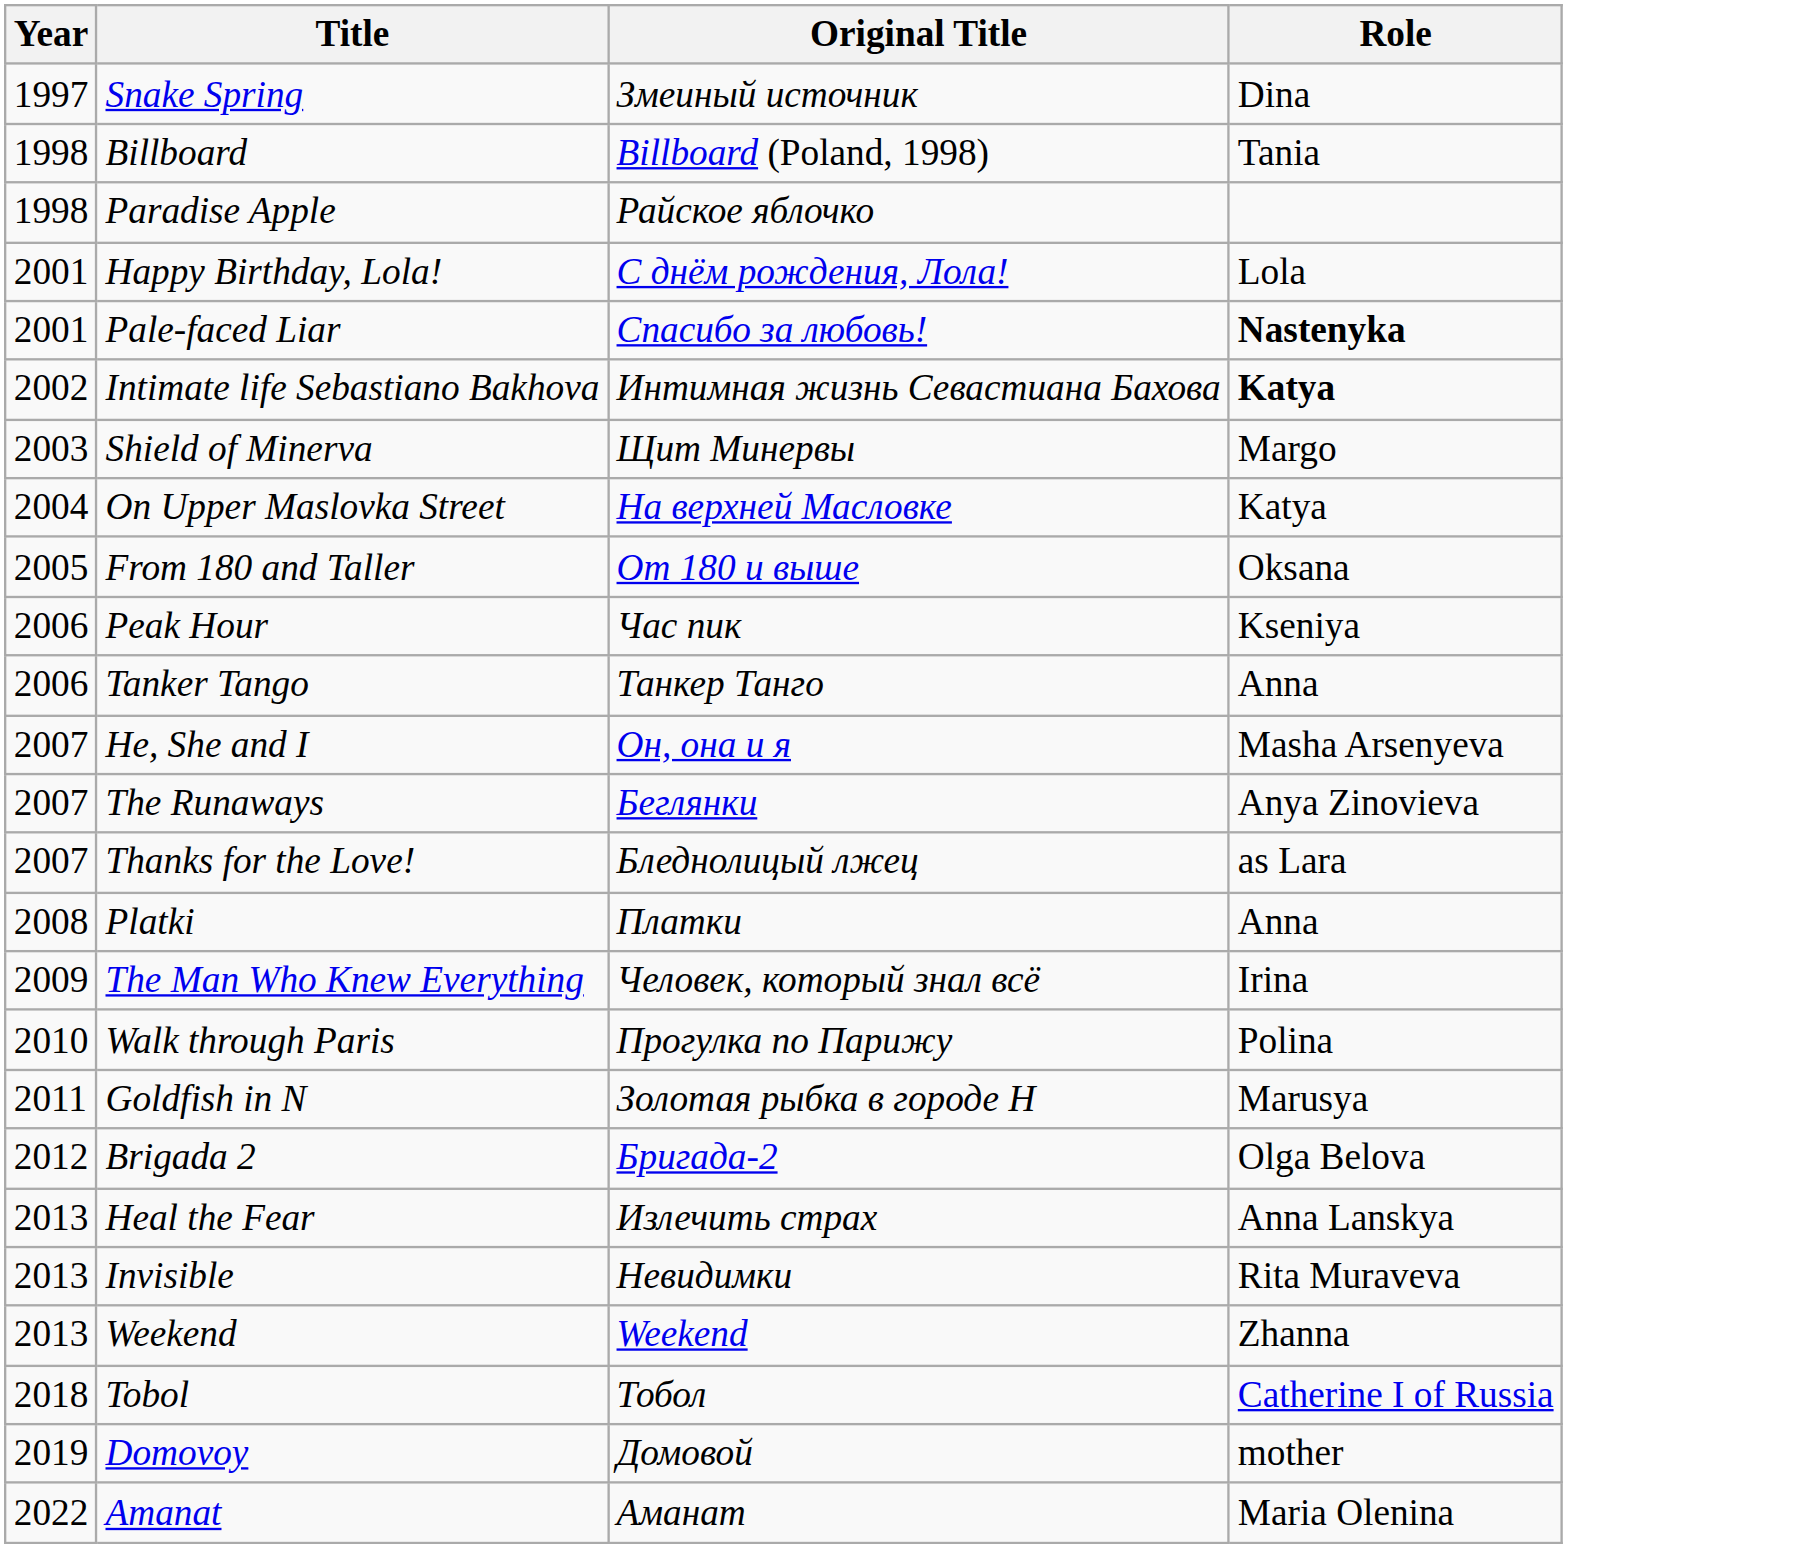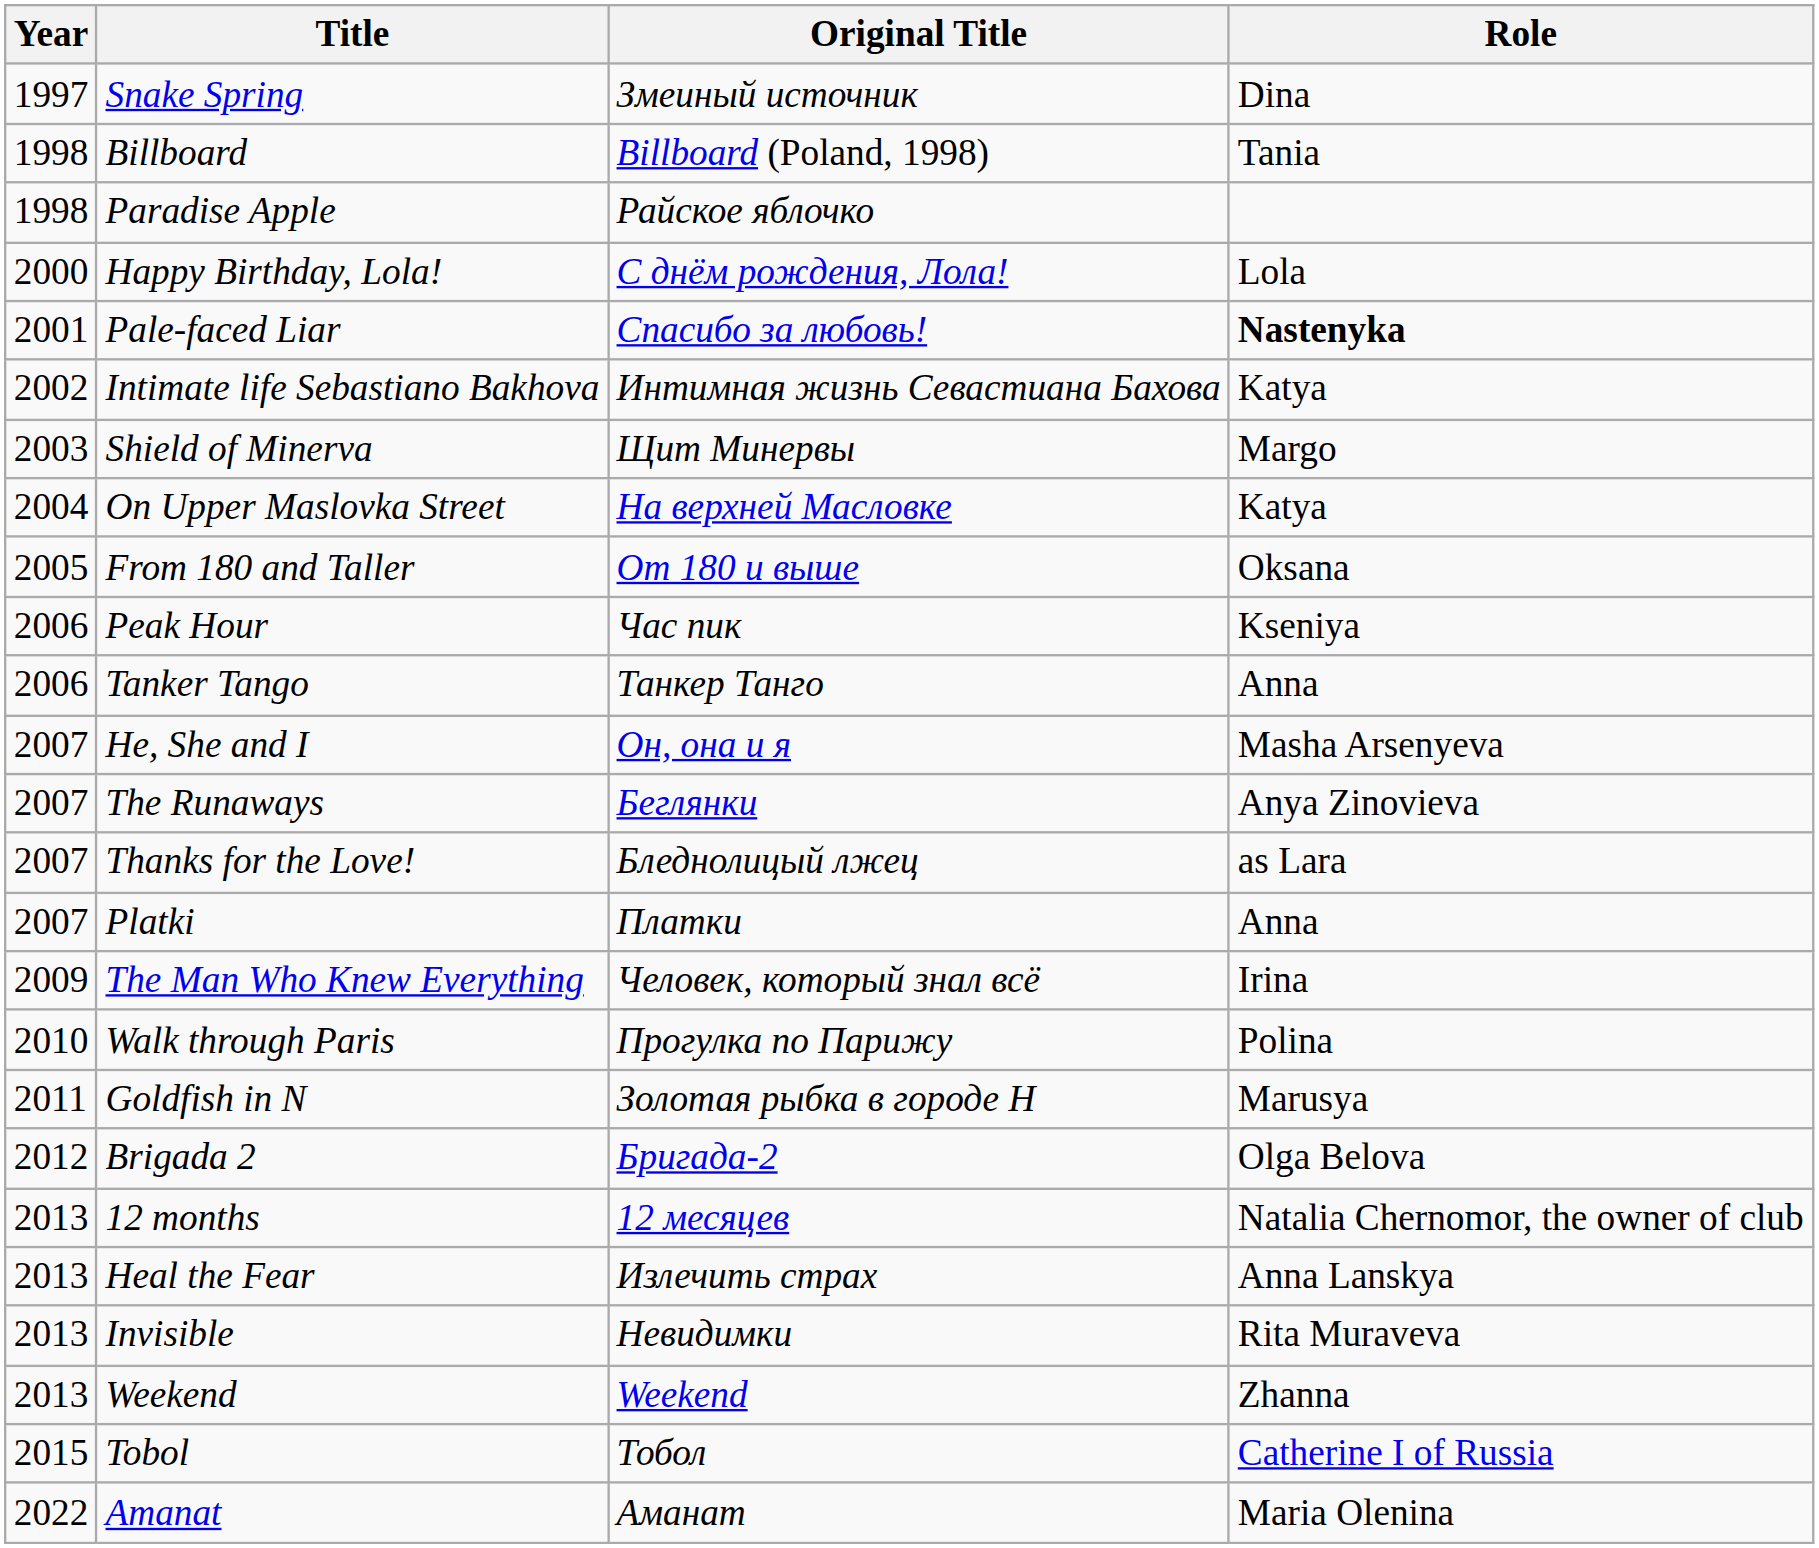(51, 270) 2001 -> (51, 270) 2000
(1286, 388) bold -> (1282, 388) normal
(51, 920) 2008 -> (51, 920) 2007
+ row: (183, 1216)
(51, 1393) 2018 -> (51, 1453) 2015
- row: (177, 1453)
